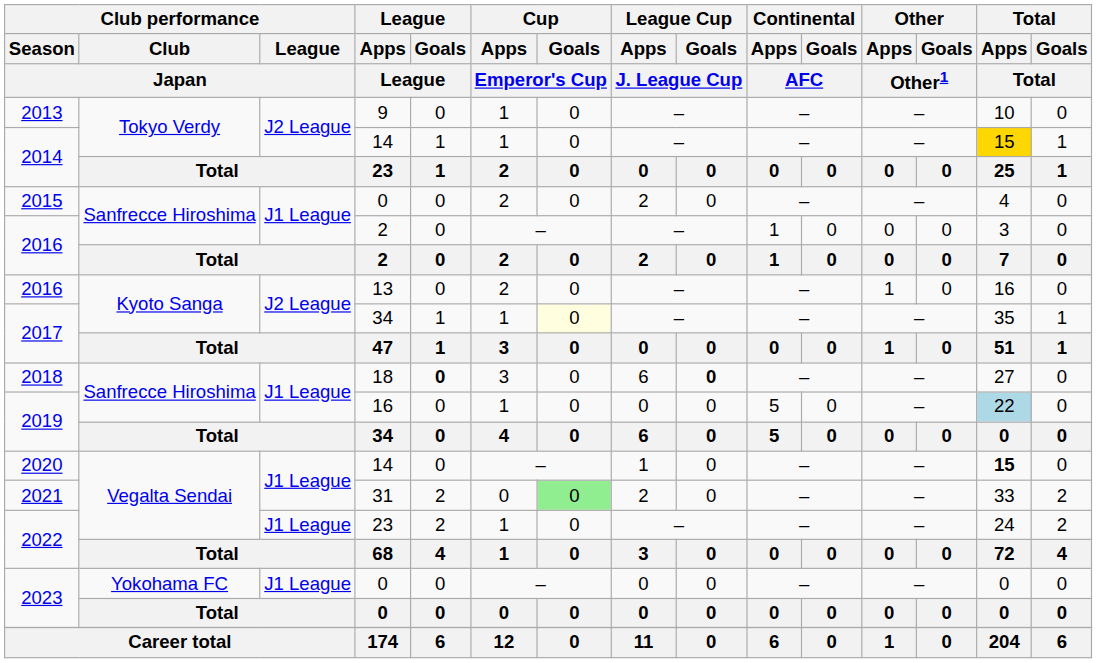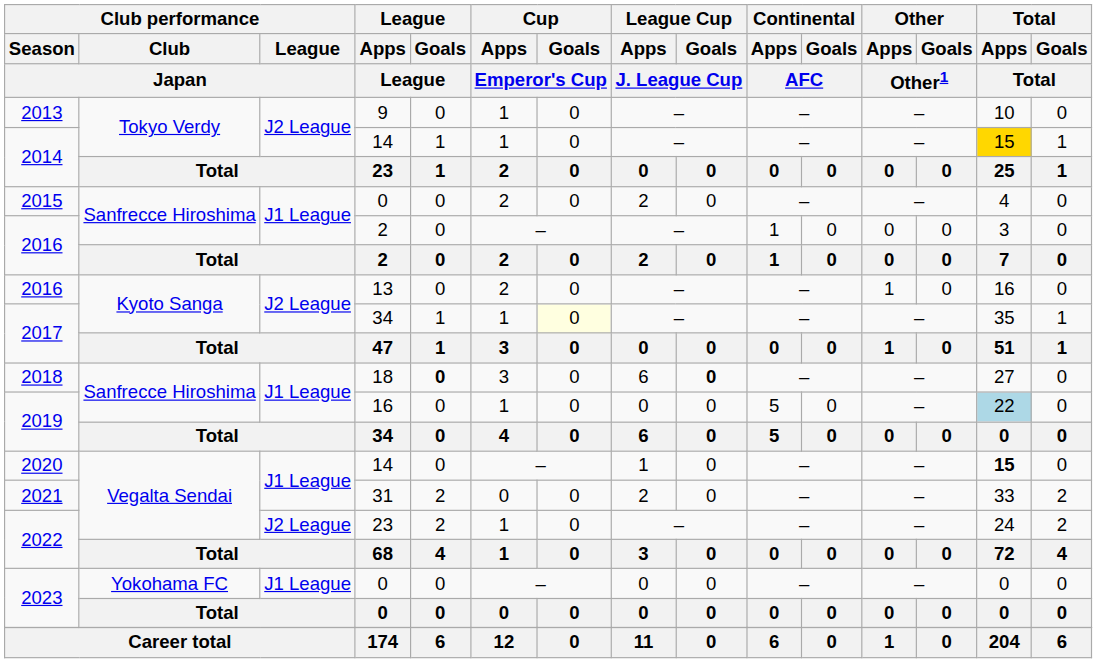(574, 495) lightgreen background -> (574, 495) no background
(308, 524) J1 League -> (308, 524) J2 League
